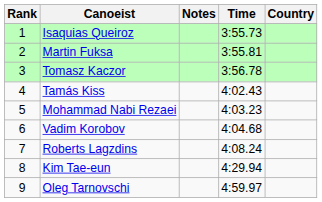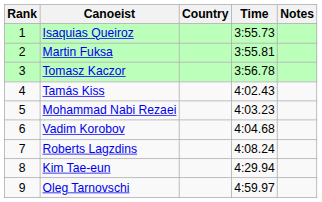columns swapped: (291, 14) <-> (199, 14)
